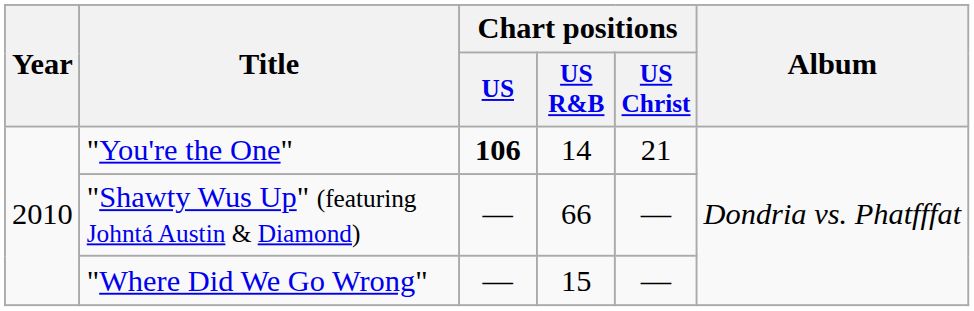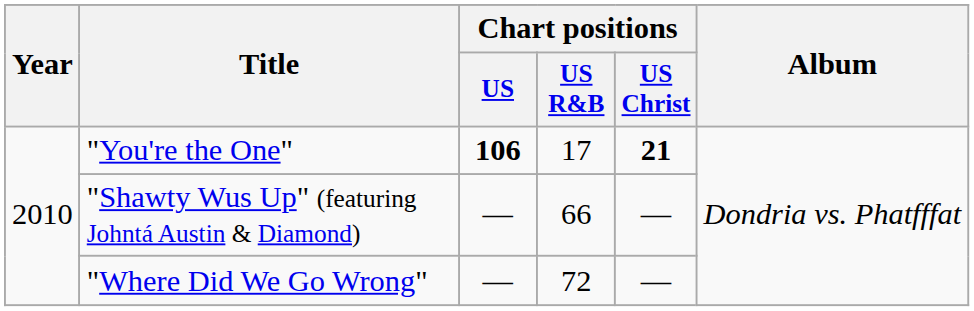(576, 149) 14 -> (576, 149) 17
(656, 149) normal -> (656, 149) bold
(576, 280) 15 -> (576, 280) 72
